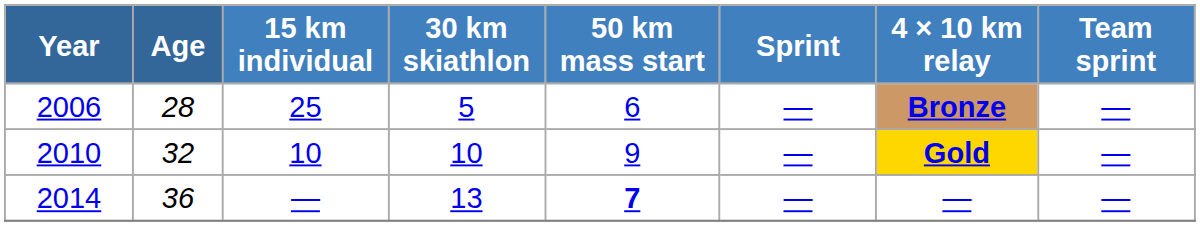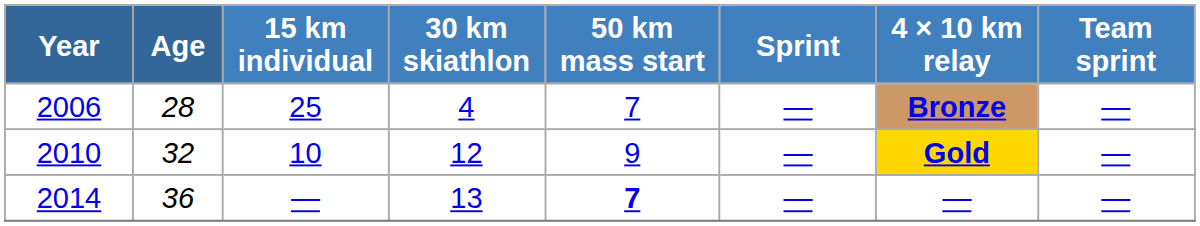(466, 107) 5 -> (466, 107) 4
(632, 107) 6 -> (632, 107) 7
(466, 153) 10 -> (466, 153) 12
